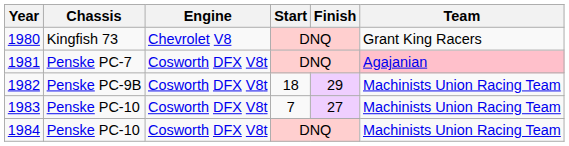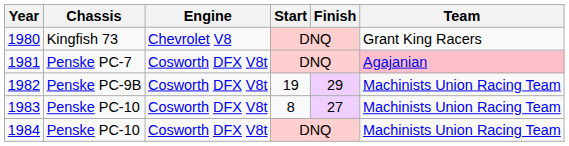(291, 85) 18 -> (291, 85) 19
(291, 108) 7 -> (291, 108) 8
